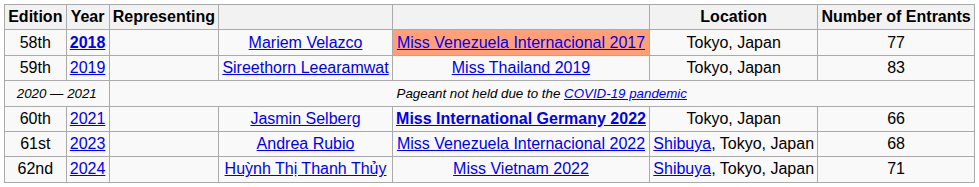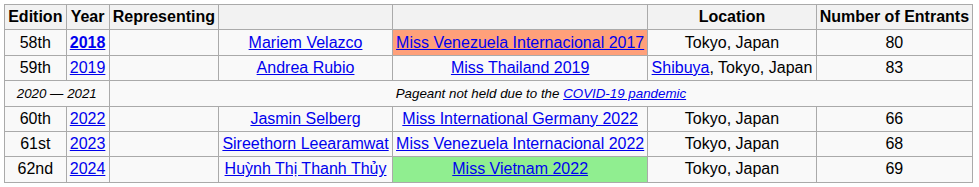(896, 42) 77 -> (894, 42) 80
(306, 67) Sireethorn Leearamwat -> (306, 67) Andrea Rubio
(734, 67) Tokyo, Japan -> (732, 67) Shibuya, Tokyo, Japan
(88, 118) 2021 -> (88, 118) 2022
(521, 118) bold -> (520, 118) normal
(306, 144) Andrea Rubio -> (306, 144) Sireethorn Leearamwat
(734, 144) Shibuya, Tokyo, Japan -> (732, 144) Tokyo, Japan
(521, 169) no background -> (520, 169) lightgreen background
(734, 169) Shibuya, Tokyo, Japan -> (732, 169) Tokyo, Japan
(896, 169) 71 -> (894, 169) 69
